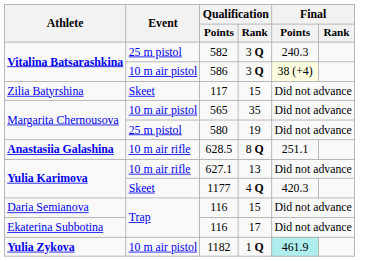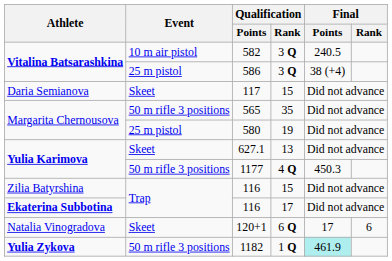(155, 52) 25 m pistol -> (163, 52) 10 m air pistol
(295, 52) 240.3 -> (328, 52) 240.5
(163, 72) 10 m air pistol -> (155, 72) 25 m pistol
(295, 72) lightyellow background -> (328, 72) no background
(45, 91) Zilia Batyrshina -> (48, 91) Daria Semianova
(163, 110) 10 m air pistol -> (179, 110) 50 m rifle 3 positions
- row: (219, 149)
(160, 169) 10 m air rifle -> (142, 149) Skeet
(142, 188) Skeet -> (179, 169) 50 m rifle 3 positions
(295, 188) 420.3 -> (328, 169) 450.3
(48, 208) Daria Semianova -> (45, 188) Zilia Batyrshina
(55, 227) normal -> (60, 208) bold
+ row: (251, 227)
(163, 247) 10 m air pistol -> (179, 247) 50 m rifle 3 positions
